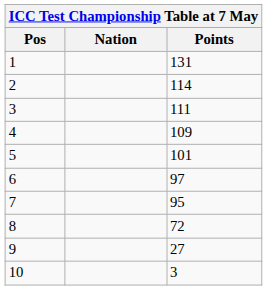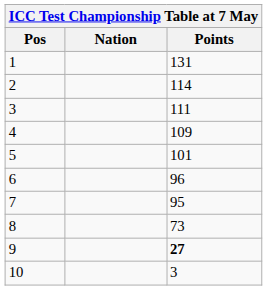(177, 179) 97 -> (177, 179) 96
(177, 226) 72 -> (177, 226) 73
(177, 249) normal -> (177, 249) bold
